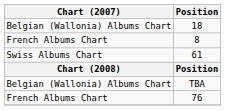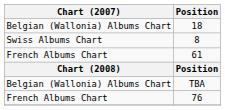(57, 40) French Albums Chart -> (54, 40) Swiss Albums Chart
(54, 55) Swiss Albums Chart -> (57, 55) French Albums Chart
